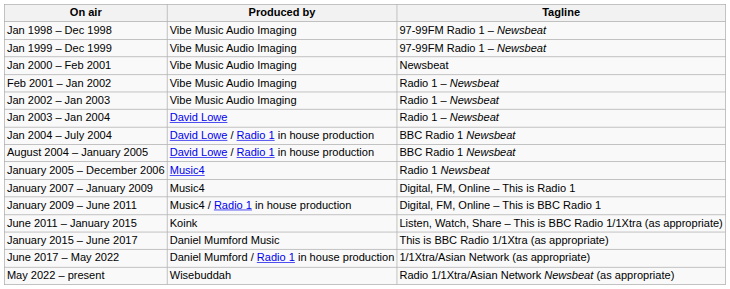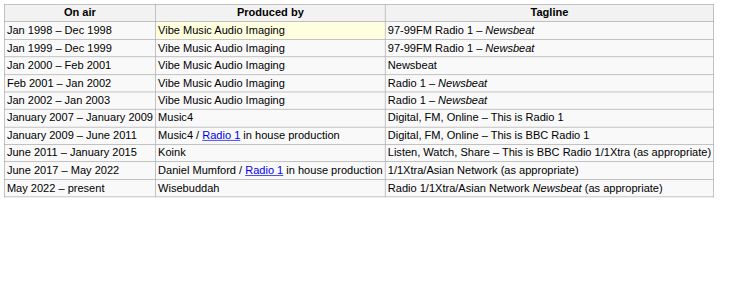(233, 30) no background -> (221, 30) lightyellow background
- row: (58, 118)
- row: (59, 135)
- row: (77, 153)
- row: (86, 170)
- row: (72, 240)
